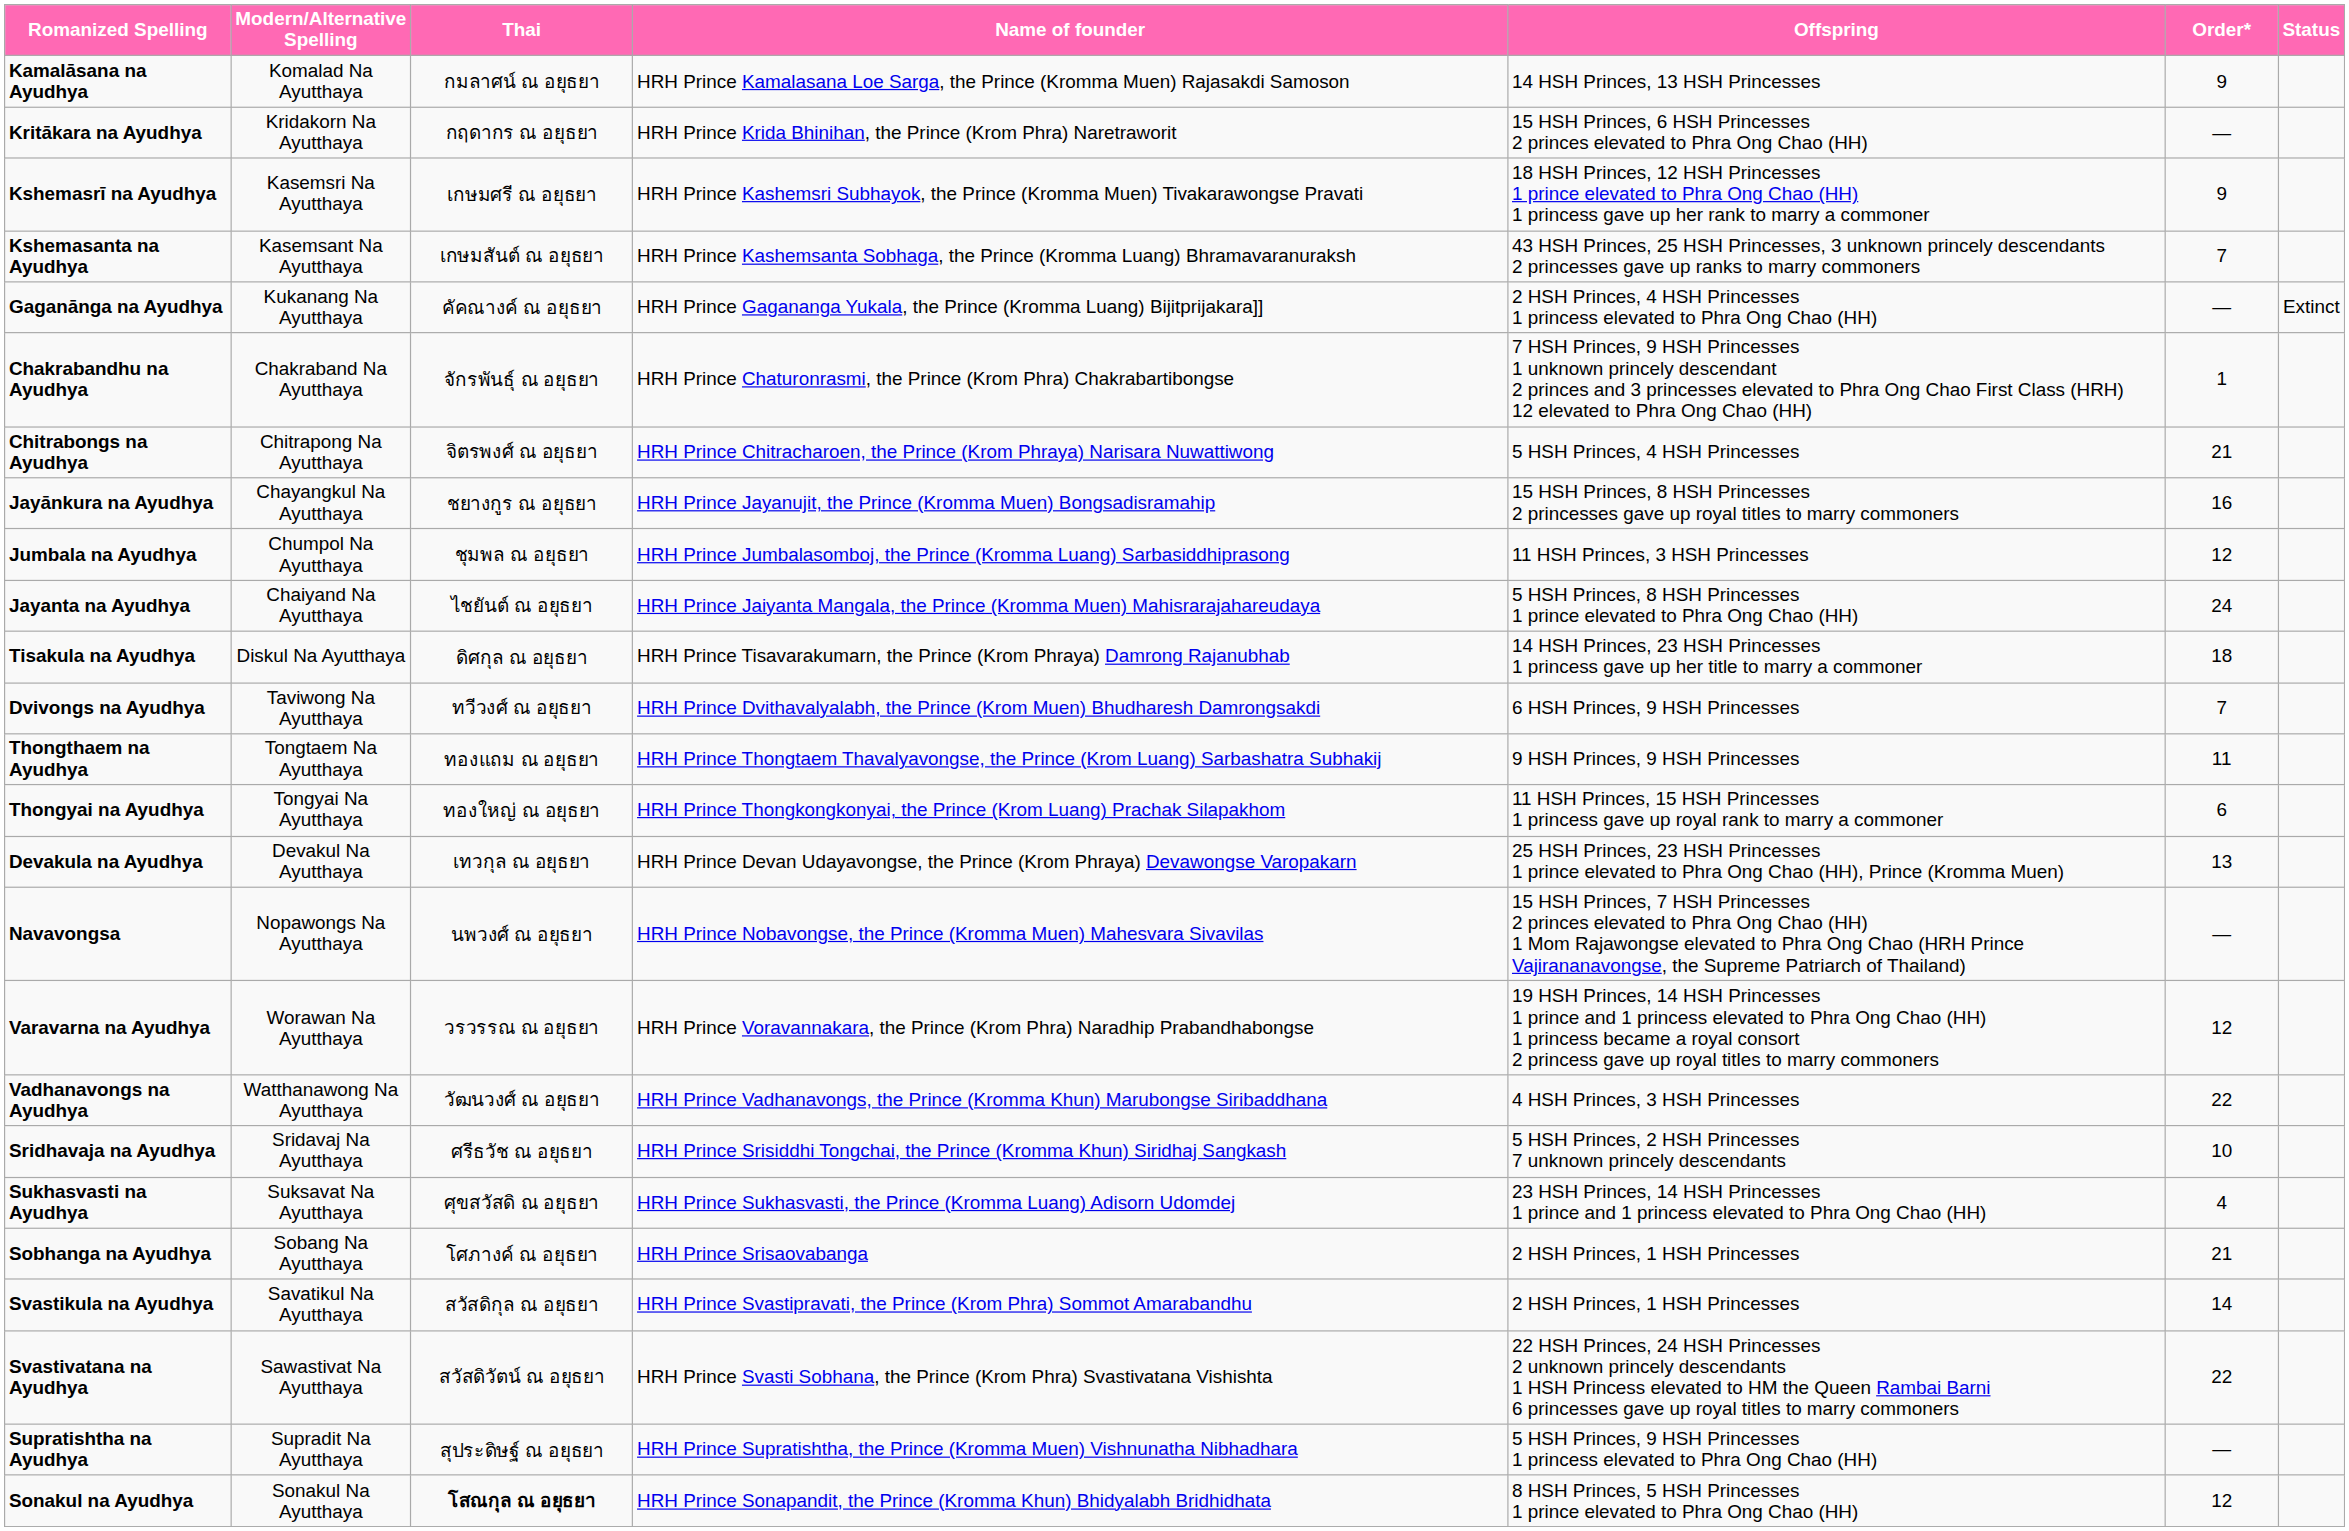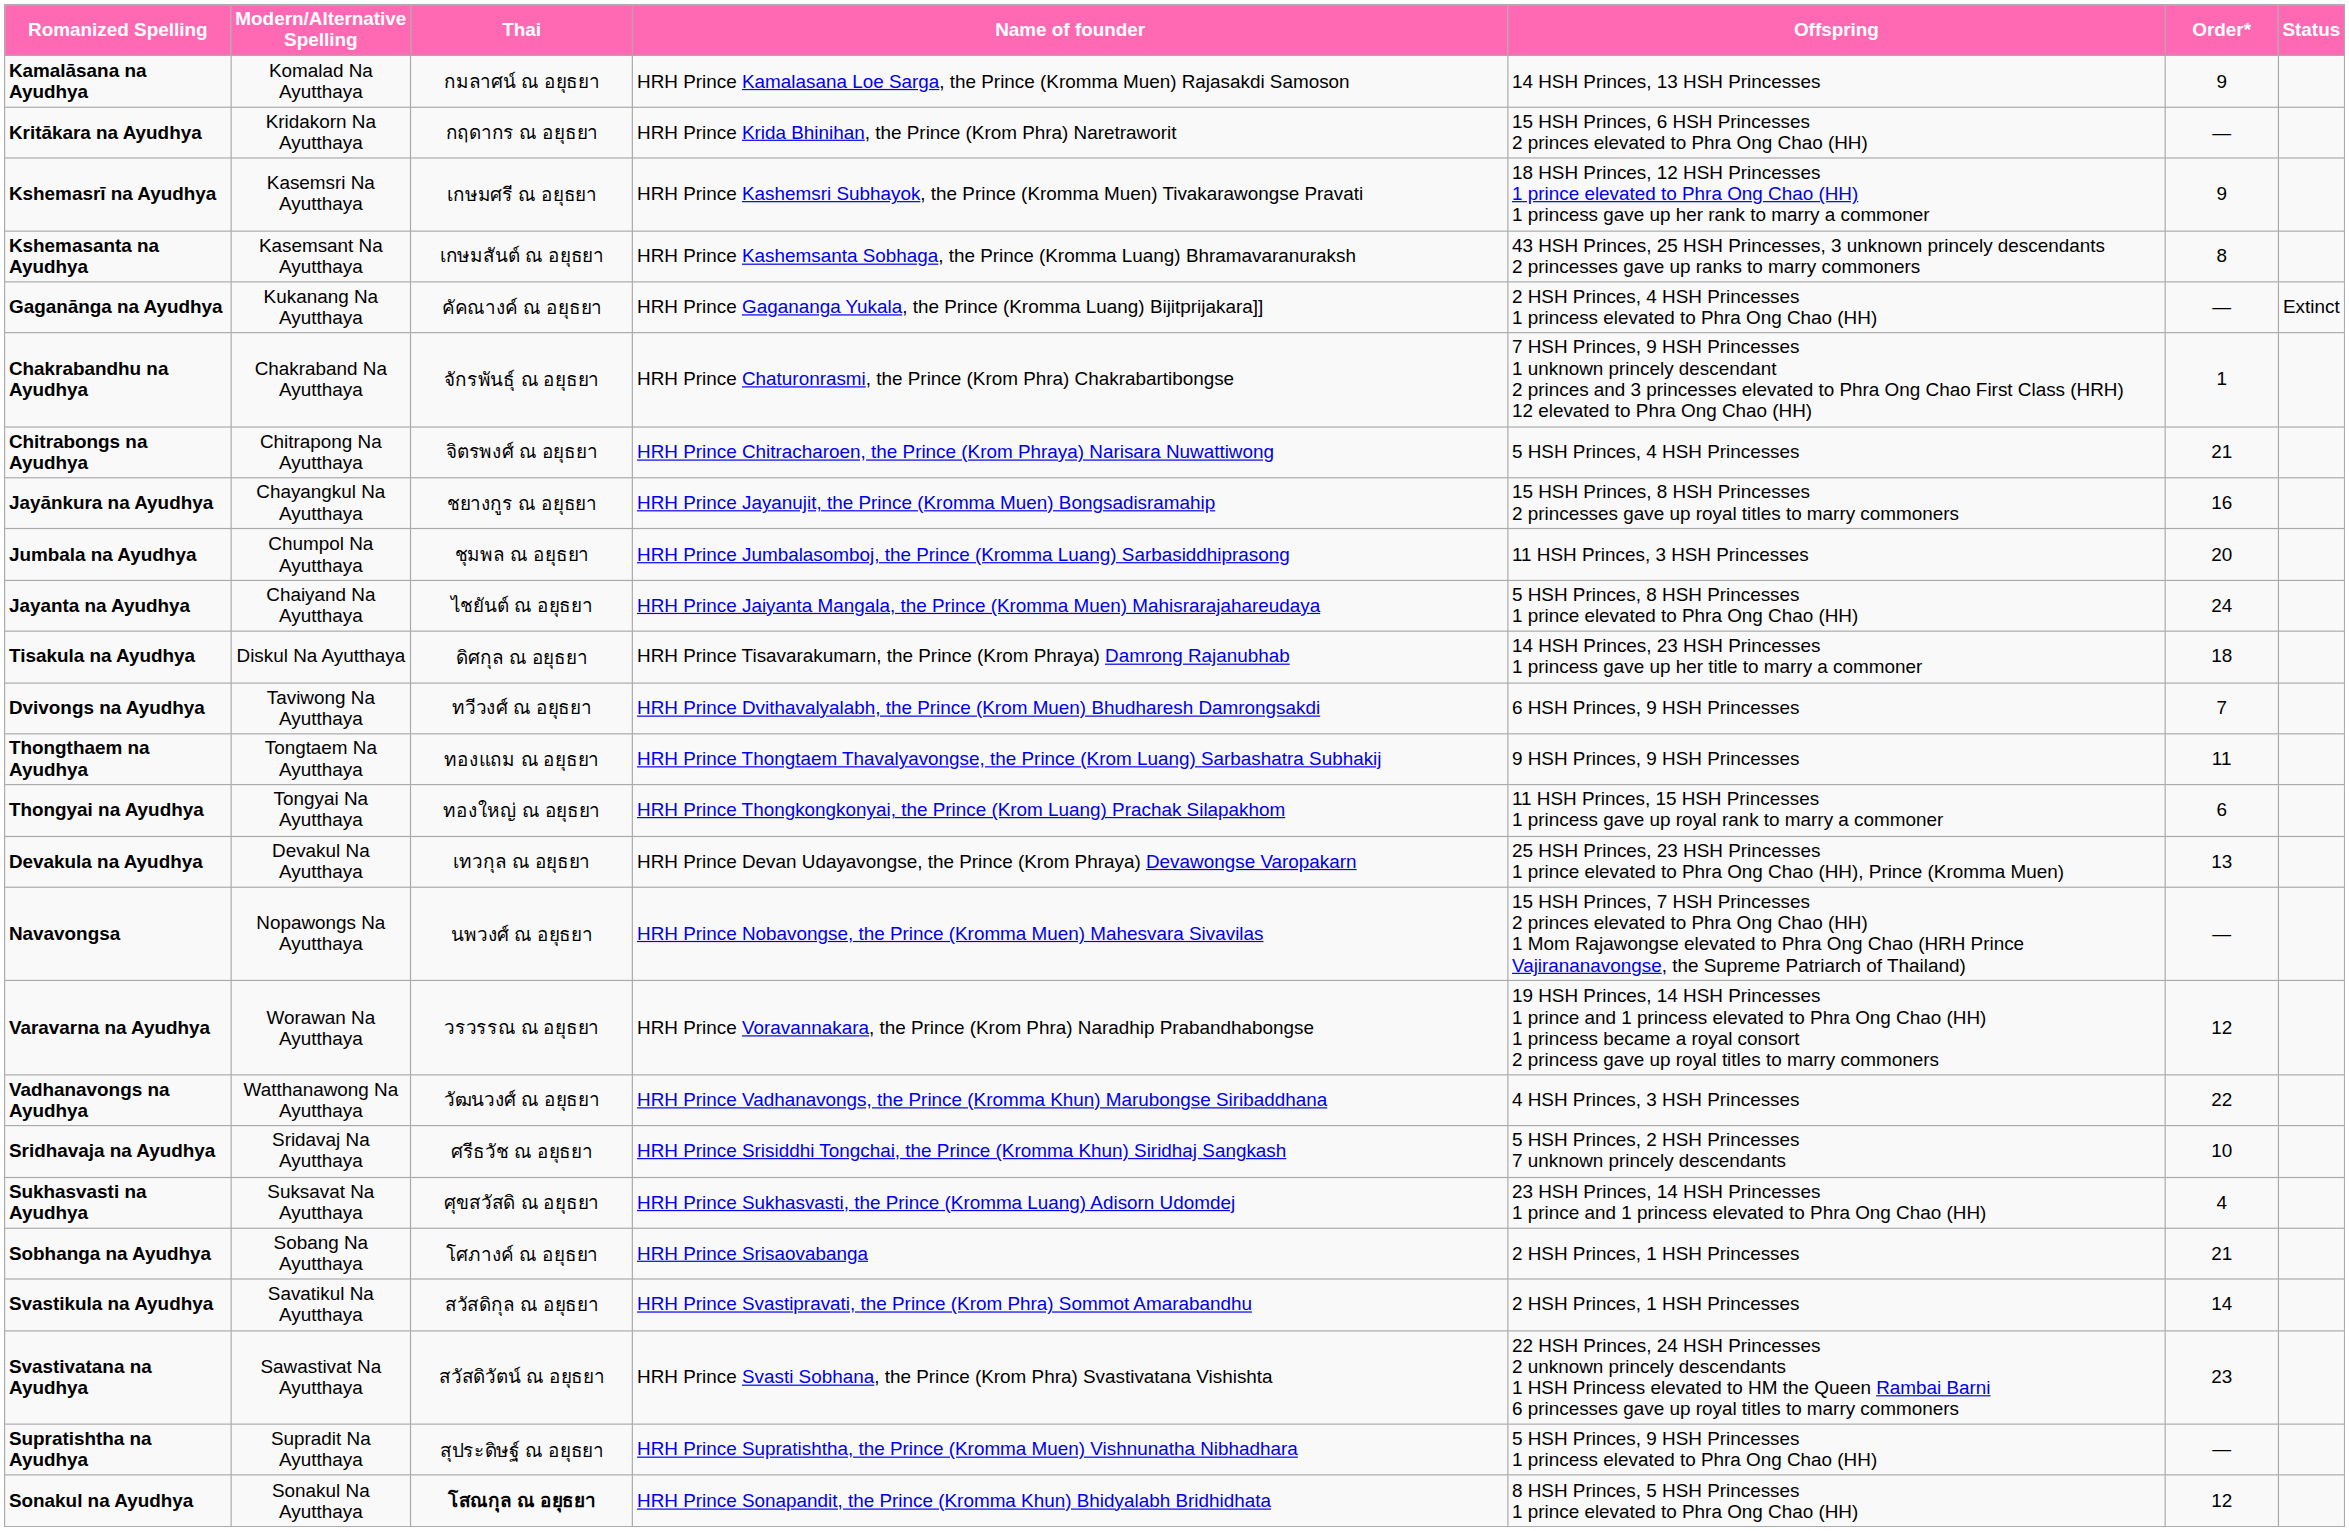(2222, 256) 7 -> (2222, 256) 8
(2222, 554) 12 -> (2222, 554) 20
(2222, 1377) 22 -> (2222, 1377) 23
